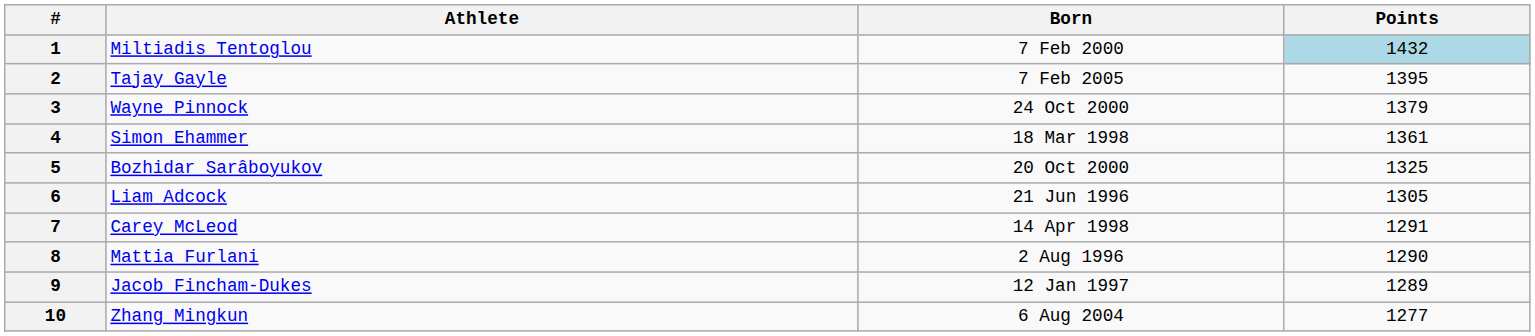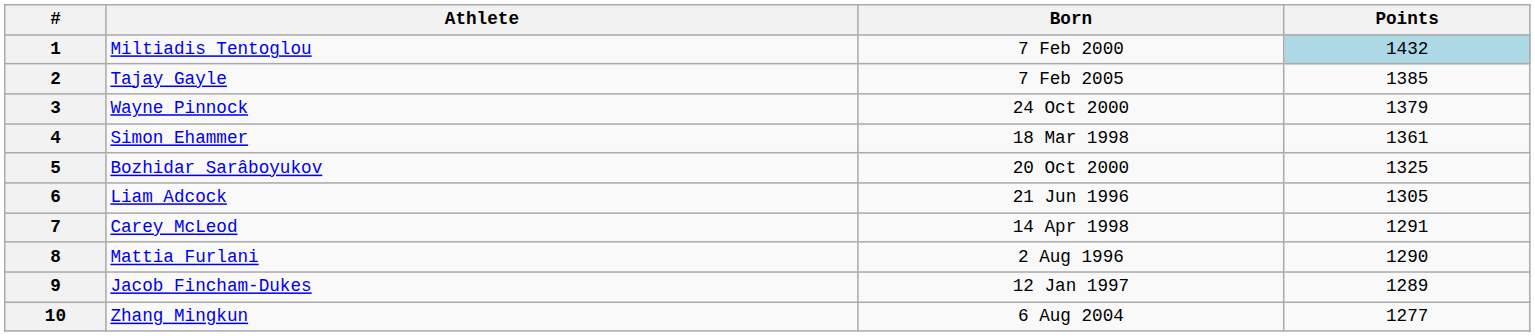(1407, 79) 1395 -> (1407, 79) 1385
